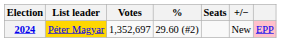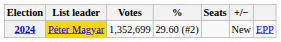(130, 29) 1,352,697 -> (130, 29) 1,352,699
(265, 29) pink background -> (265, 29) no background
